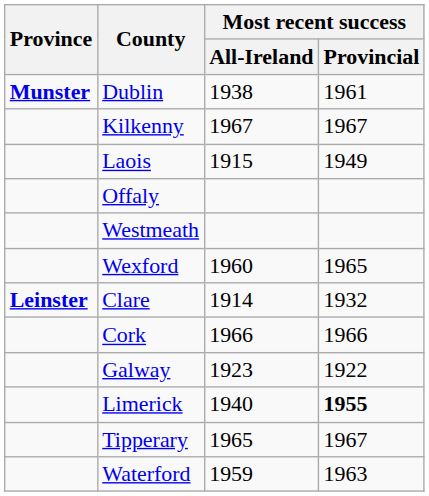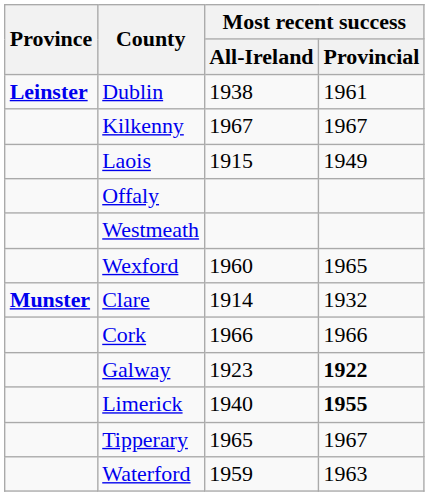(50, 91) Munster -> (49, 91) Leinster
(49, 299) Leinster -> (50, 299) Munster
(346, 369) normal -> (346, 369) bold
